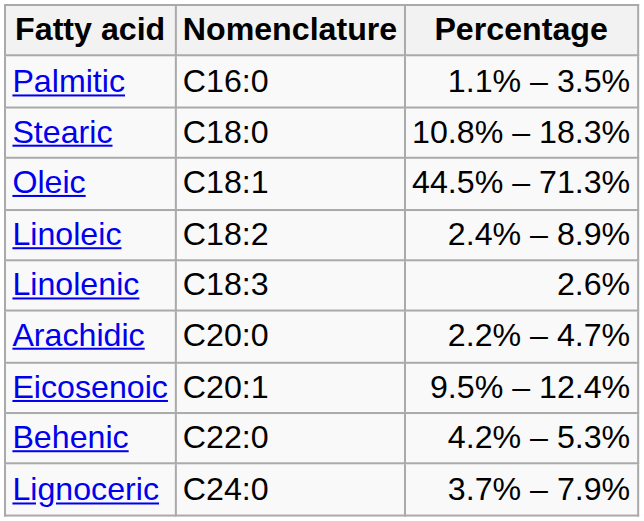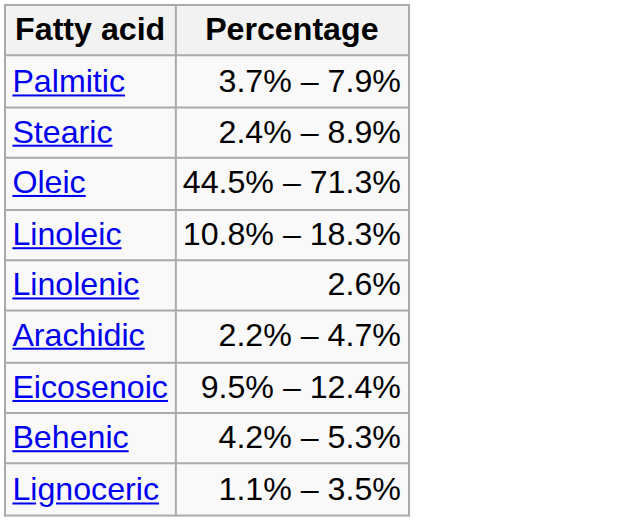- column: (290, 30)
(539, 81) 1.1% – 3.5% -> (310, 81) 3.7% – 7.9%
(521, 132) 10.8% – 18.3% -> (310, 132) 2.4% – 8.9%
(539, 234) 2.4% – 8.9% -> (292, 234) 10.8% – 18.3%
(539, 489) 3.7% – 7.9% -> (310, 489) 1.1% – 3.5%
